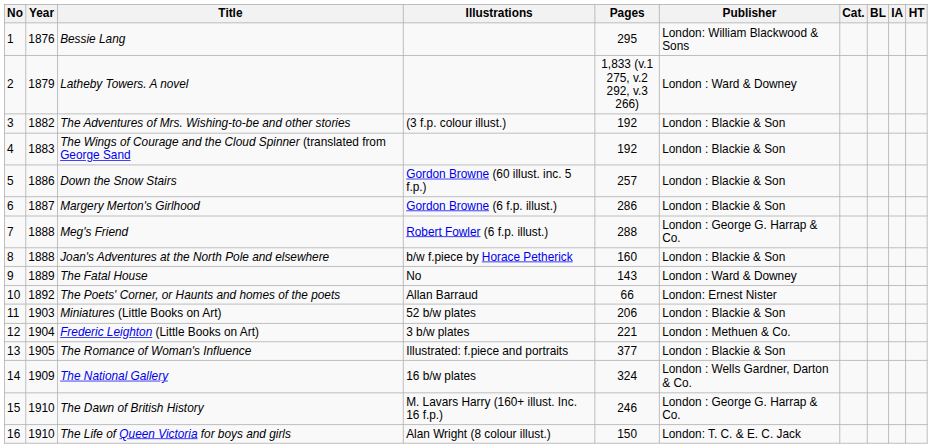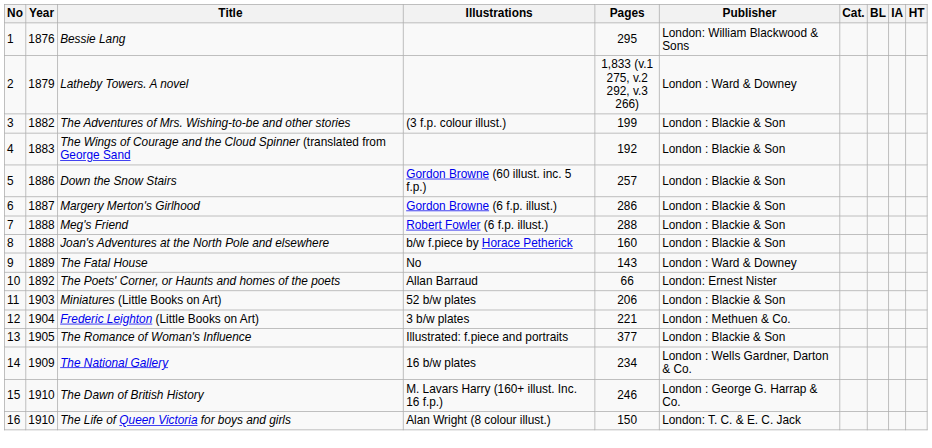(627, 123) 192 -> (627, 123) 199
(740, 231) London : George G. Harrap & Co. -> (724, 225) London : Blackie & Son
(627, 376) 324 -> (627, 363) 234
